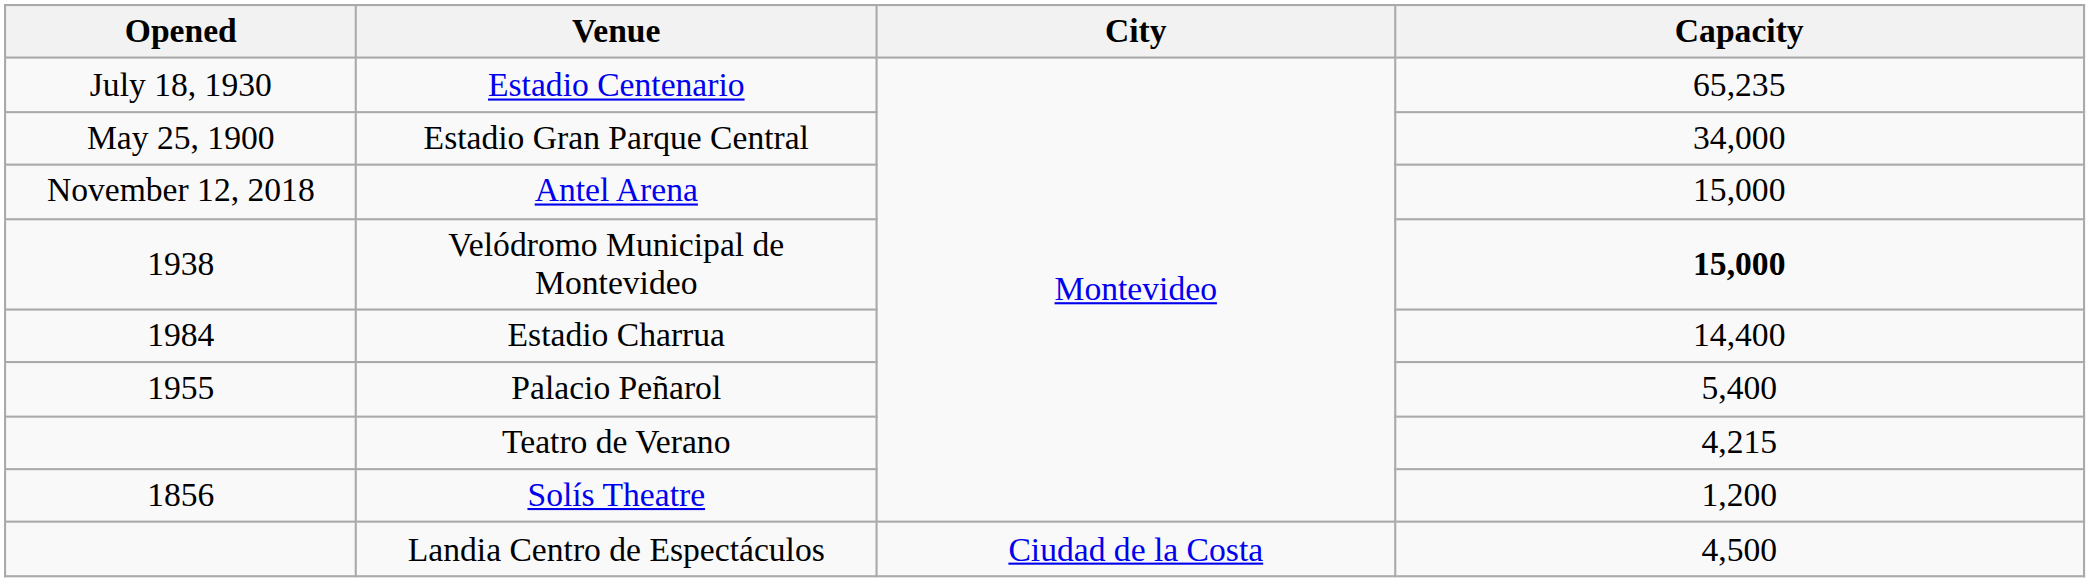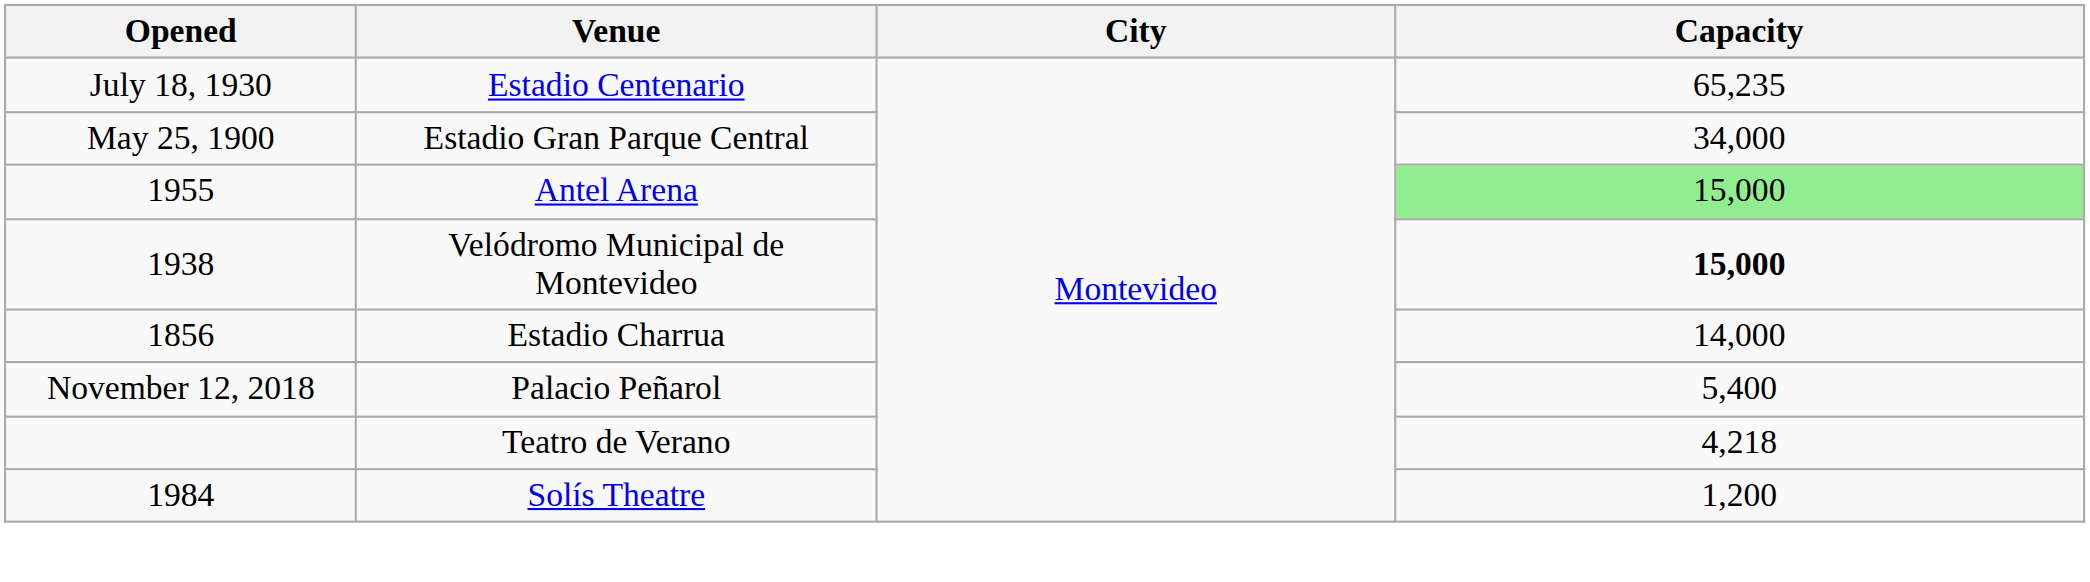(181, 191) November 12, 2018 -> (181, 191) 1955
(1739, 191) no background -> (1739, 191) lightgreen background
(181, 335) 1984 -> (181, 335) 1856
(1739, 335) 14,400 -> (1739, 335) 14,000
(181, 388) 1955 -> (181, 388) November 12, 2018
(1739, 441) 4,215 -> (1739, 441) 4,218
(181, 495) 1856 -> (181, 495) 1984
- row: (616, 548)
